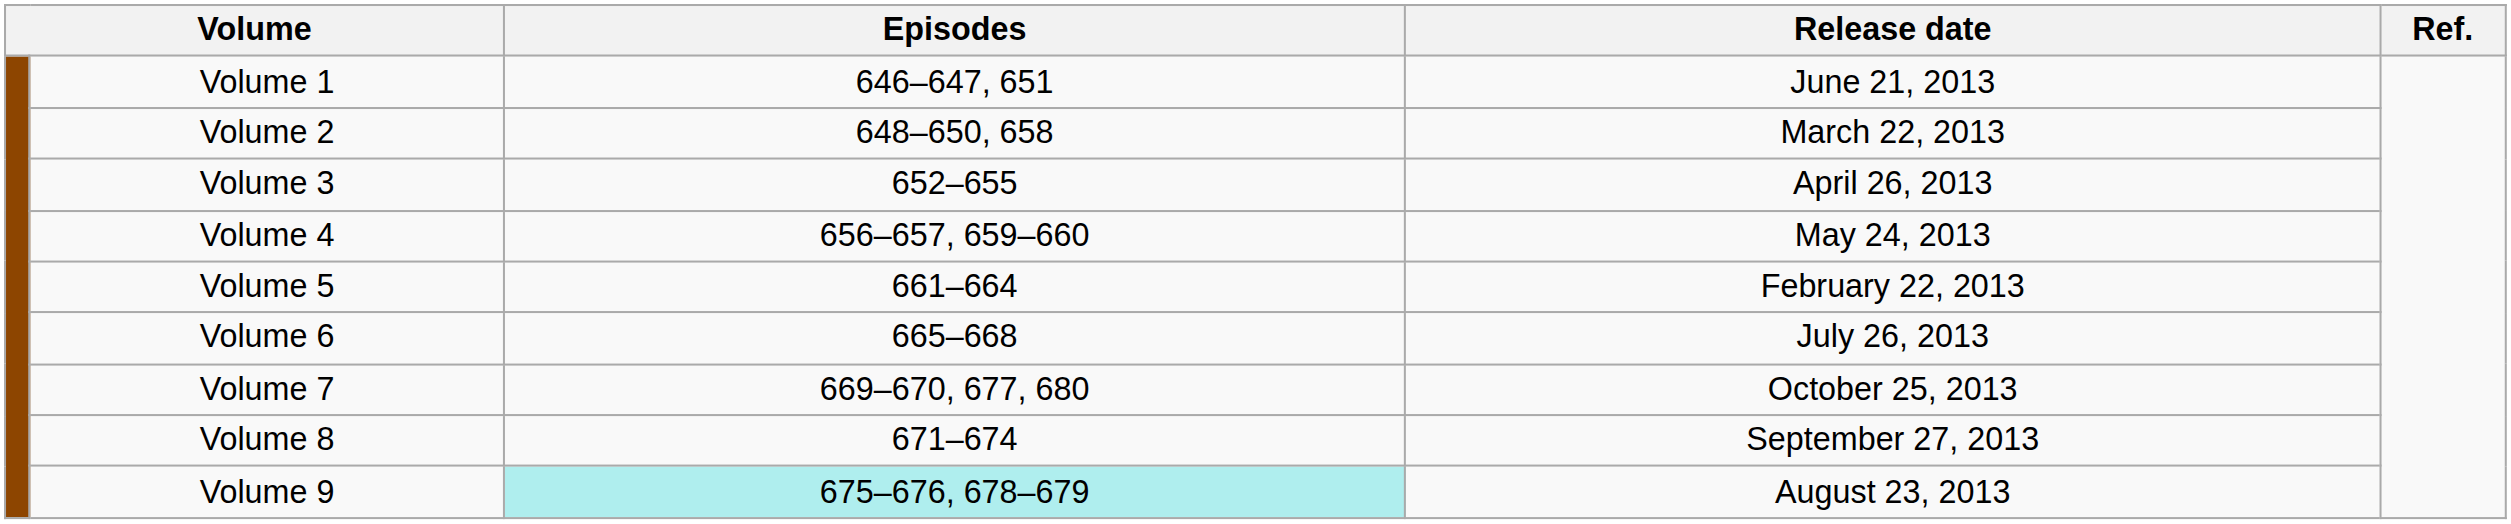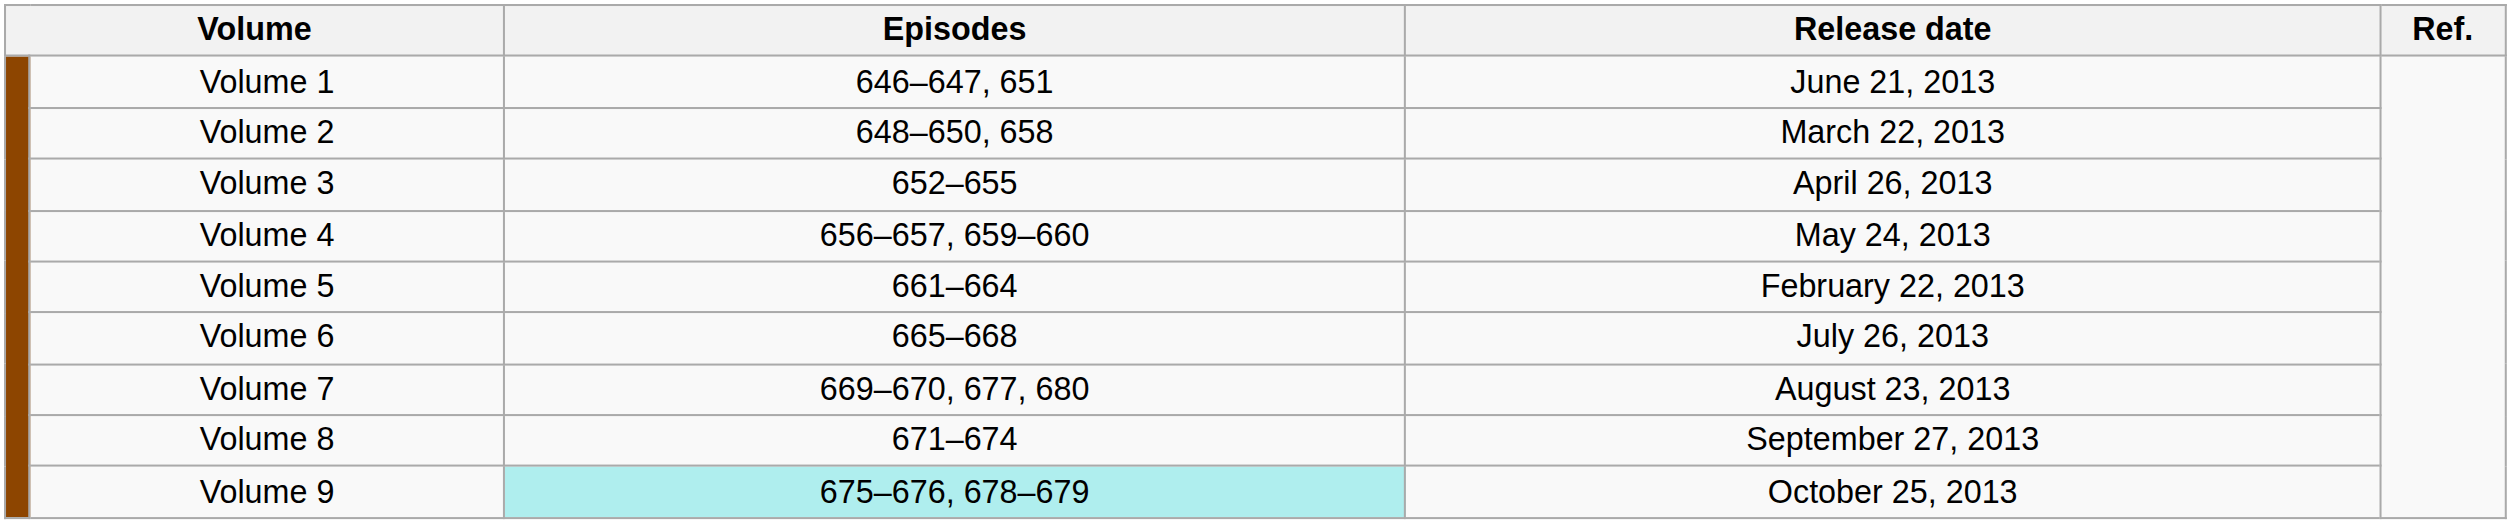(1893, 388) October 25, 2013 -> (1893, 388) August 23, 2013
(1893, 491) August 23, 2013 -> (1893, 491) October 25, 2013
